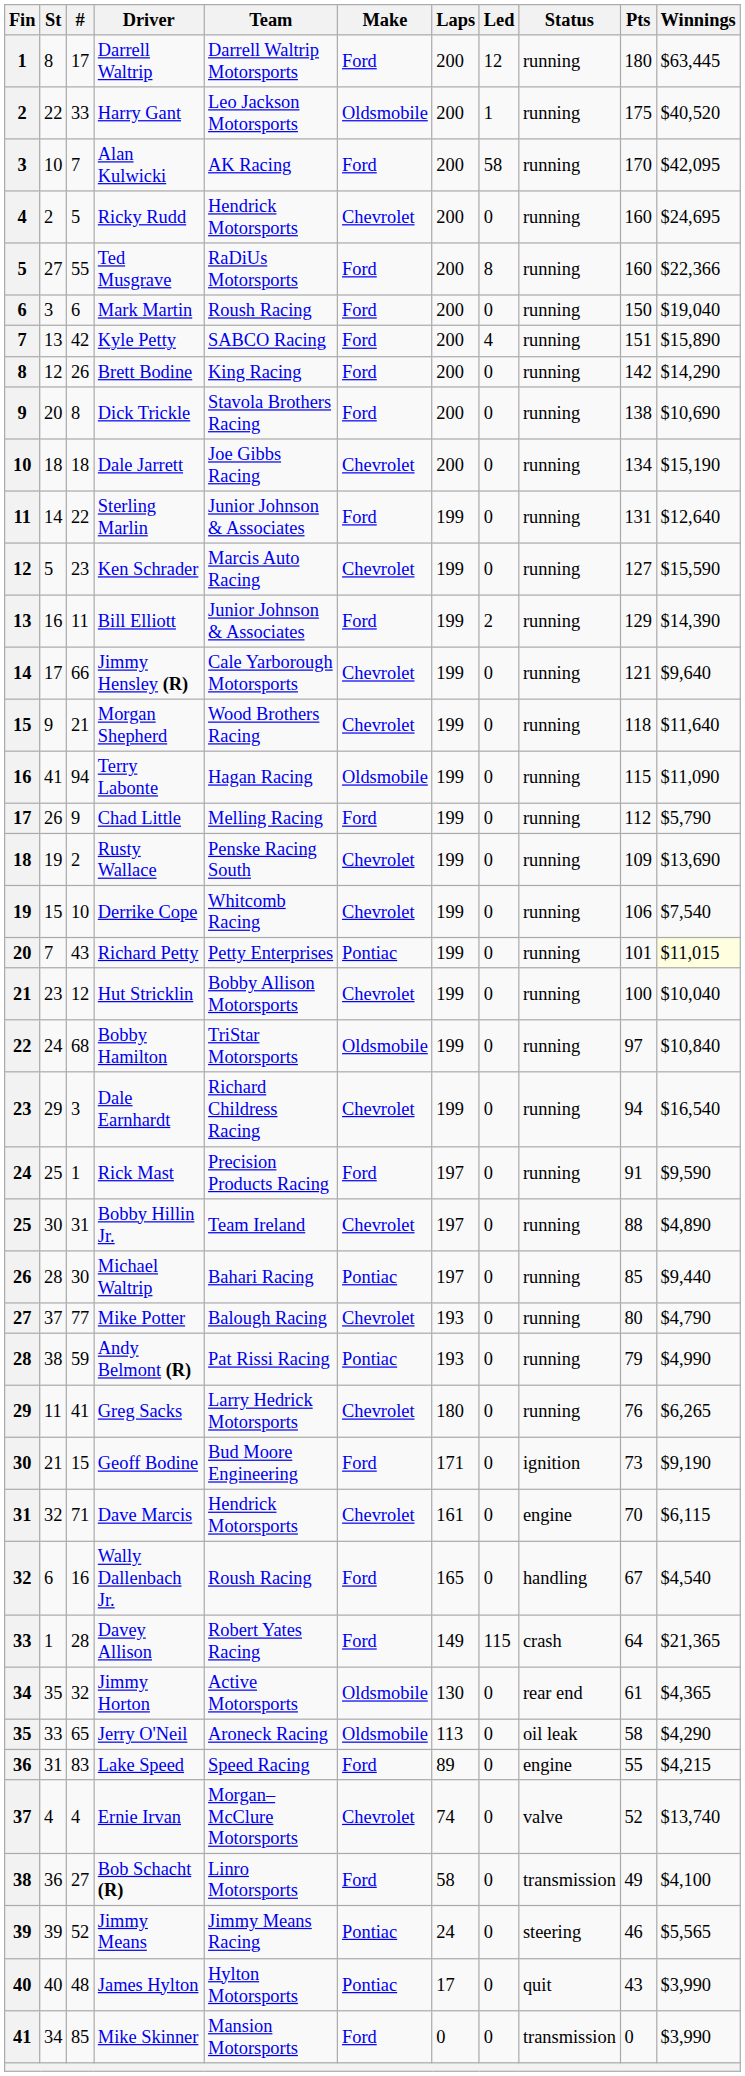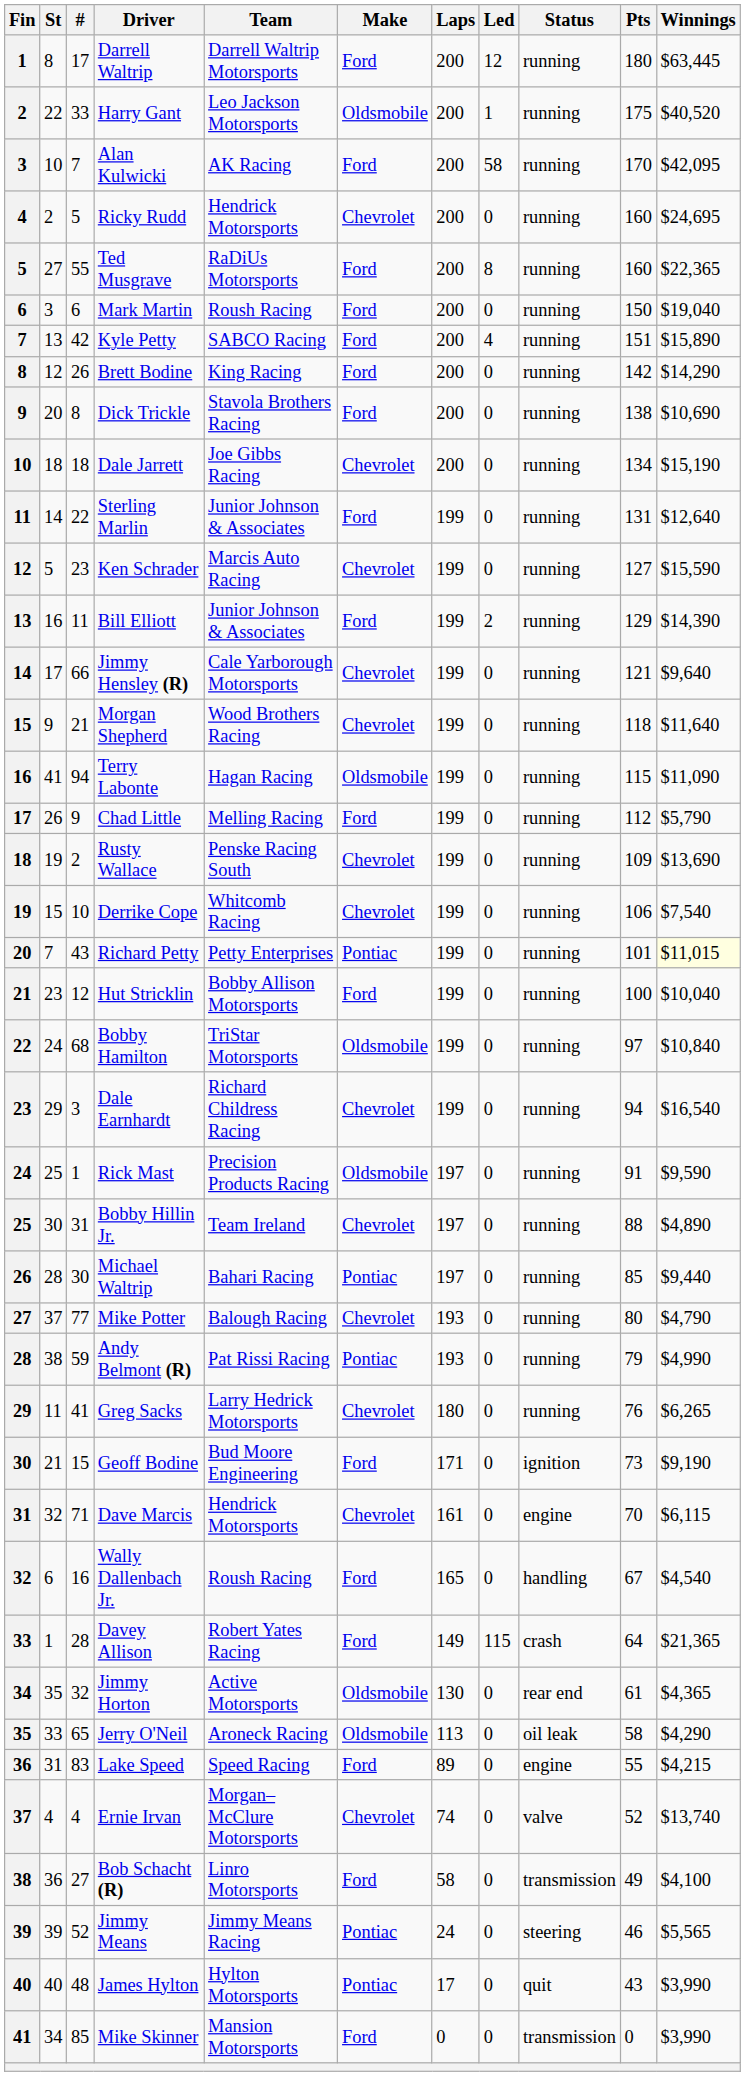(690, 269) $22,366 -> (690, 269) $22,365
(378, 994) Chevrolet -> (359, 994) Ford
(359, 1172) Ford -> (385, 1172) Oldsmobile
